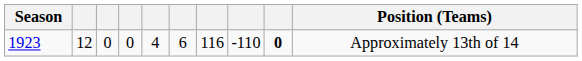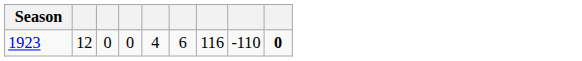- column: (434, 17)
